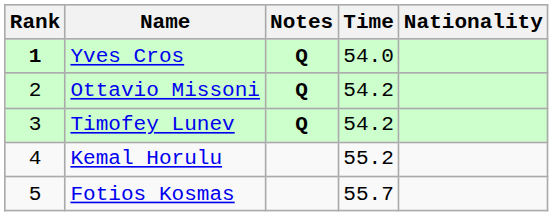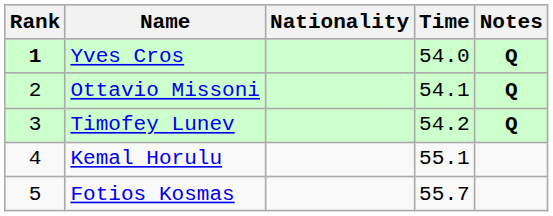columns swapped: (473, 22) <-> (302, 22)
(369, 91) 54.2 -> (444, 91) 54.1
(369, 159) 55.2 -> (444, 159) 55.1
